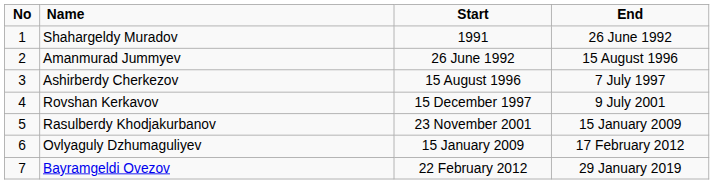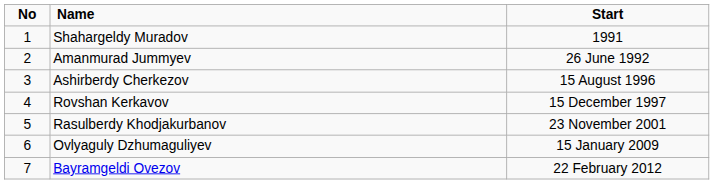- column: (630, 15)
